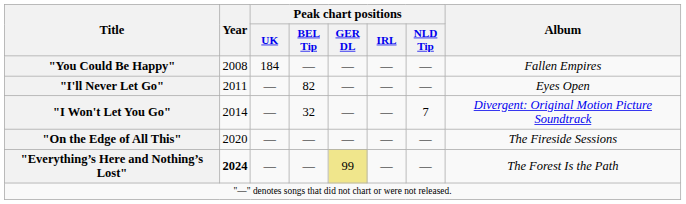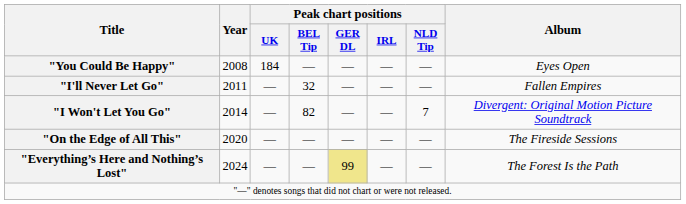(563, 65) Fallen Empires -> (563, 65) Eyes Open
(309, 85) 82 -> (309, 85) 32
(563, 85) Eyes Open -> (563, 85) Fallen Empires
(309, 112) 32 -> (309, 112) 82
(235, 166) bold -> (235, 166) normal
